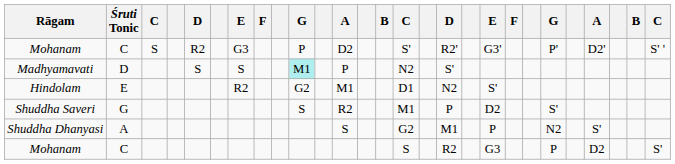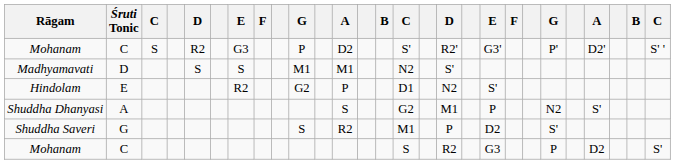(302, 68) paleturquoise background -> (302, 68) no background
(345, 68) P -> (345, 68) M1
(345, 88) M1 -> (345, 88) P
rows swapped: (55, 108) <-> (55, 128)
